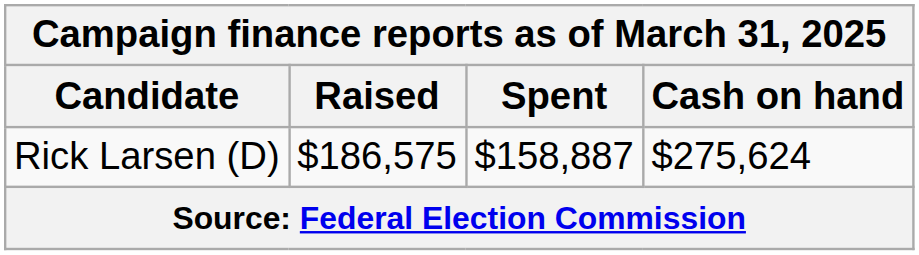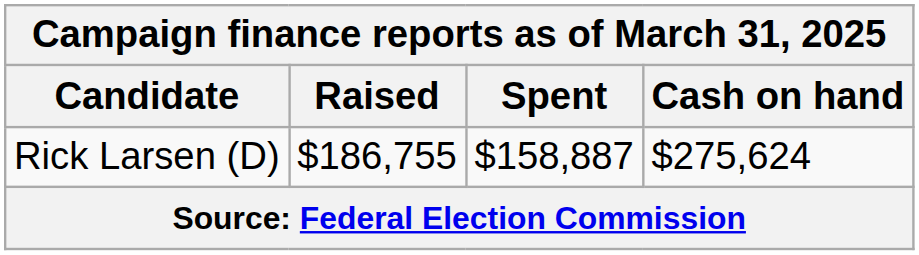(377, 156) $186,575 -> (377, 156) $186,755
